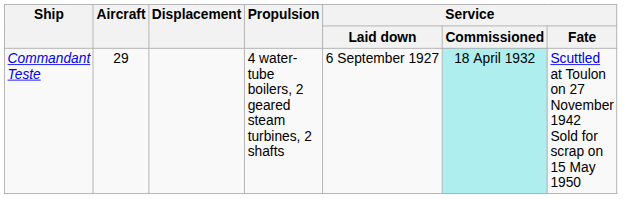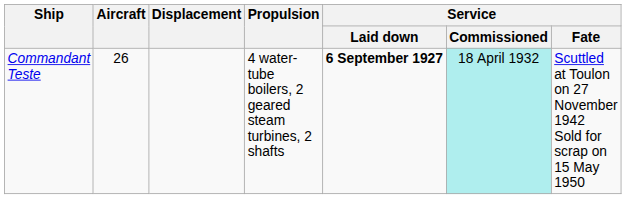(121, 59) 29 -> (121, 59) 26
(382, 59) normal -> (384, 59) bold
